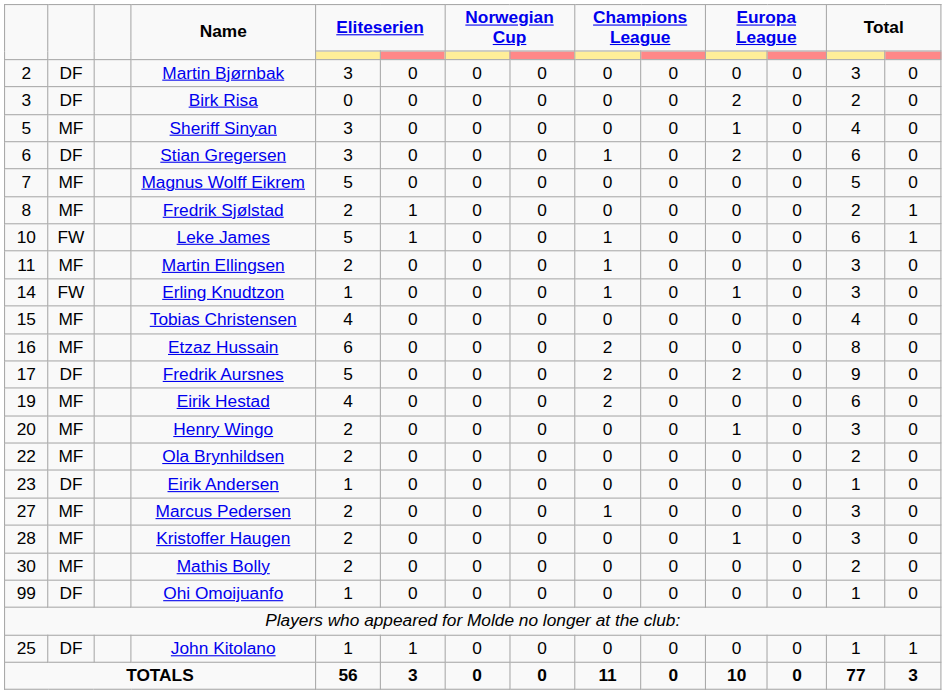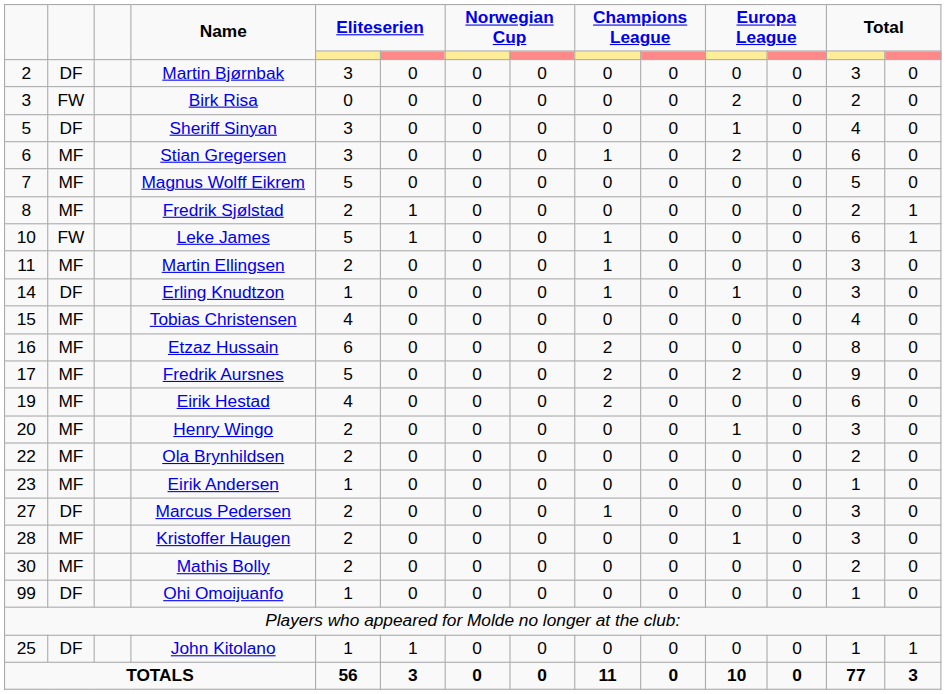(71, 100) DF -> (71, 100) FW
(71, 127) MF -> (71, 127) DF
(71, 155) DF -> (71, 155) MF
(71, 292) FW -> (71, 292) DF
(71, 374) DF -> (71, 374) MF
(71, 484) DF -> (71, 484) MF
(71, 511) MF -> (71, 511) DF
